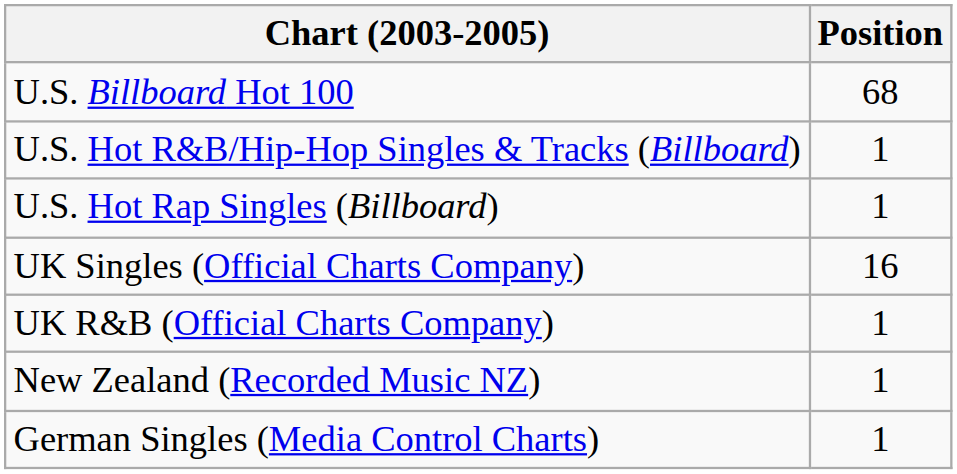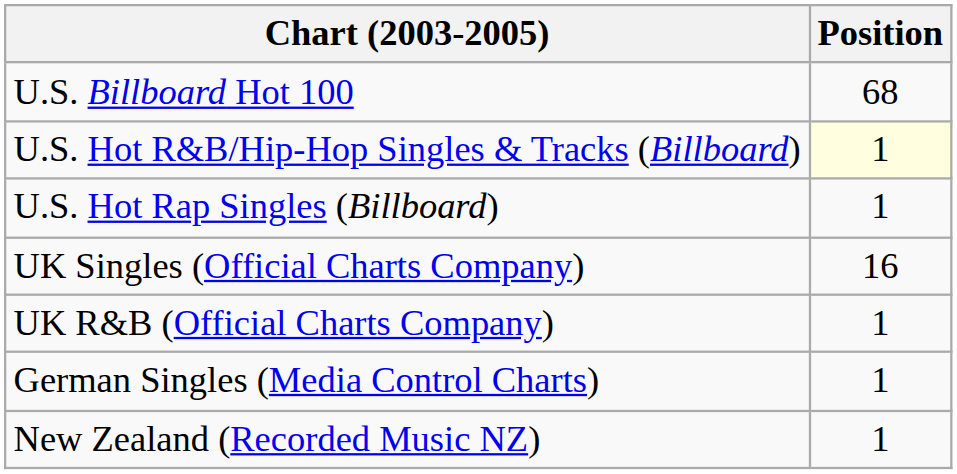(880, 149) no background -> (880, 149) lightyellow background
rows swapped: (306, 438) <-> (277, 380)
